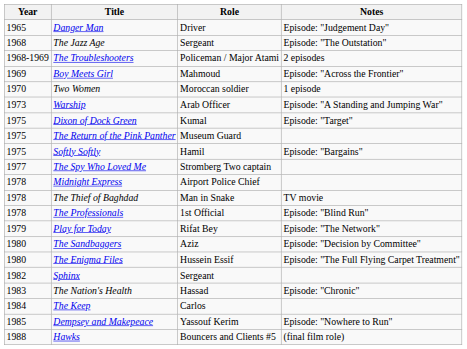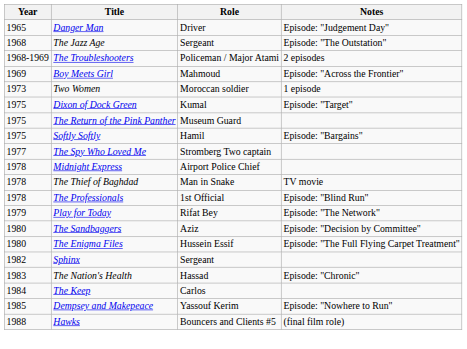(16, 89) 1970 -> (16, 89) 1973
- row: (69, 105)
